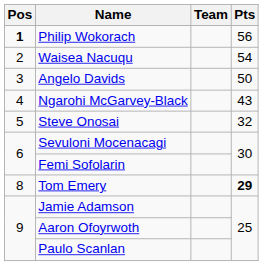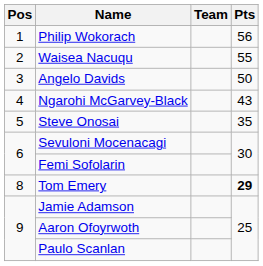(20, 36) bold -> (20, 36) normal
(245, 57) 54 -> (245, 57) 55
(245, 121) 32 -> (245, 121) 35
